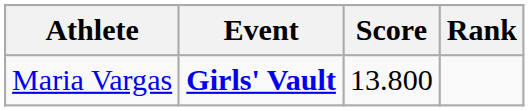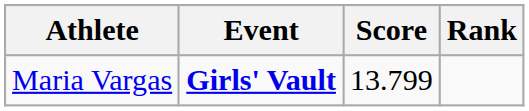(391, 79) 13.800 -> (391, 79) 13.799
